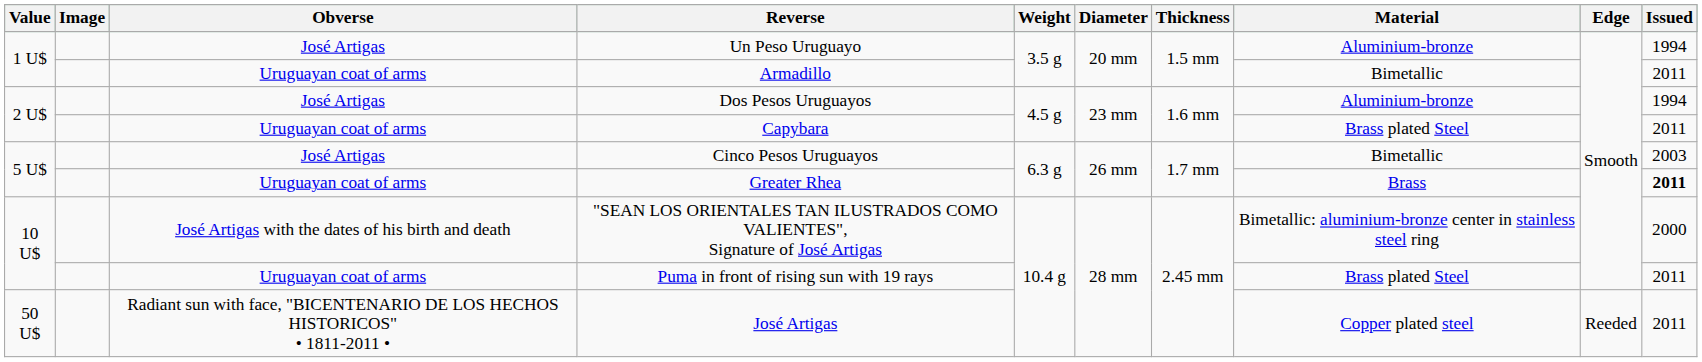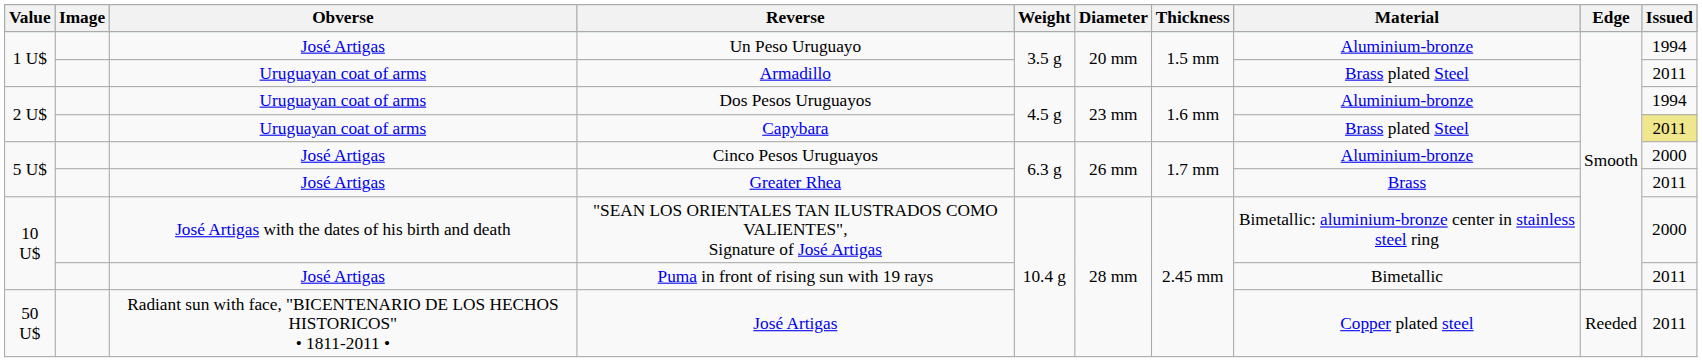(1407, 73) Bimetallic -> (1407, 73) Brass plated Steel
(343, 100) José Artigas -> (343, 100) Uruguayan coat of arms
(1669, 127) no background -> (1669, 127) khaki background
(1407, 155) Bimetallic -> (1407, 155) Aluminium-bronze
(1669, 155) 2003 -> (1669, 155) 2000
(343, 182) Uruguayan coat of arms -> (343, 182) José Artigas
(1669, 182) bold -> (1669, 182) normal
(343, 276) Uruguayan coat of arms -> (343, 276) José Artigas
(1407, 276) Brass plated Steel -> (1407, 276) Bimetallic
